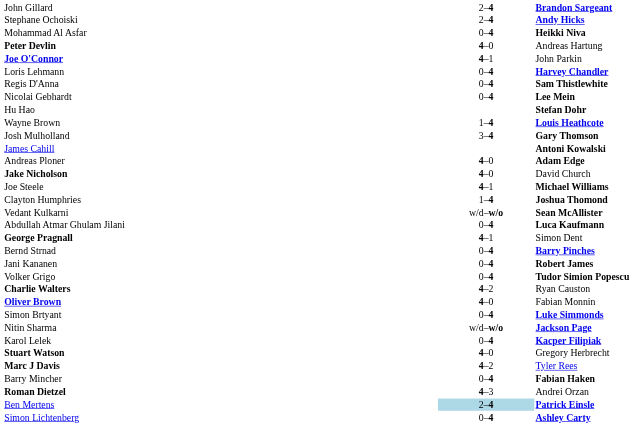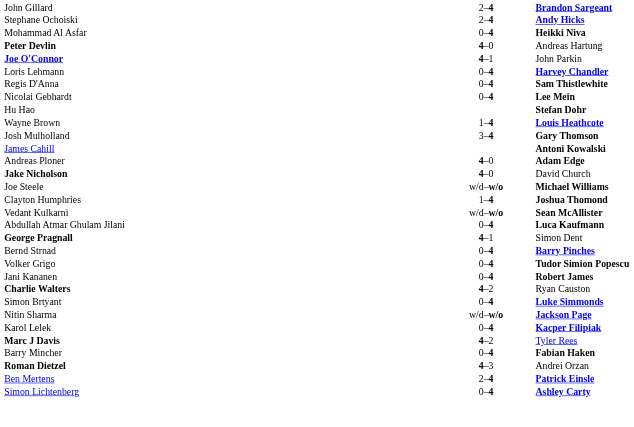(486, 187) 4–1 -> (486, 187) w/d–w/o
rows swapped: (30, 276) <-> (31, 263)
- row: (33, 302)
- row: (34, 353)
(486, 404) lightblue background -> (486, 379) no background
